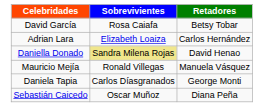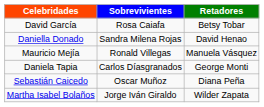- row: (50, 39)
(133, 53) khaki background -> (140, 39) no background
+ row: (51, 94)
